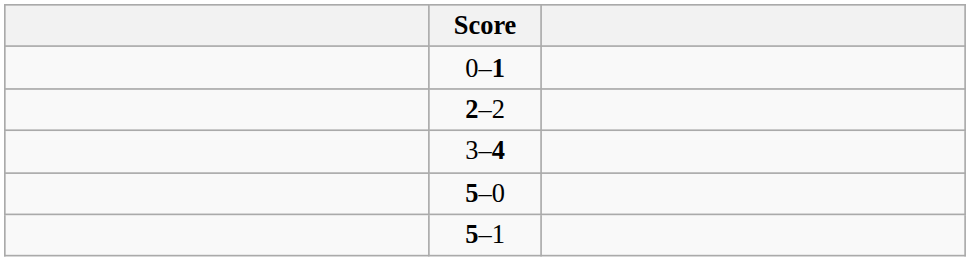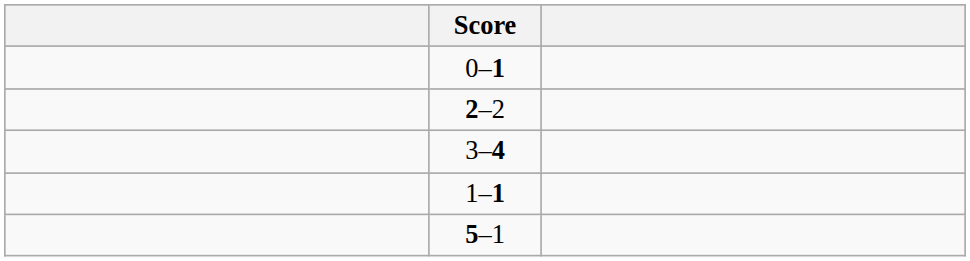- row: (485, 192)
+ row: (485, 192)
